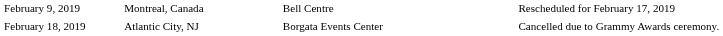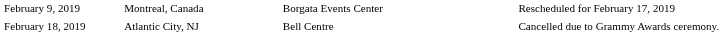(308, 8) Bell Centre -> (333, 8) Borgata Events Center
(333, 26) Borgata Events Center -> (308, 26) Bell Centre
